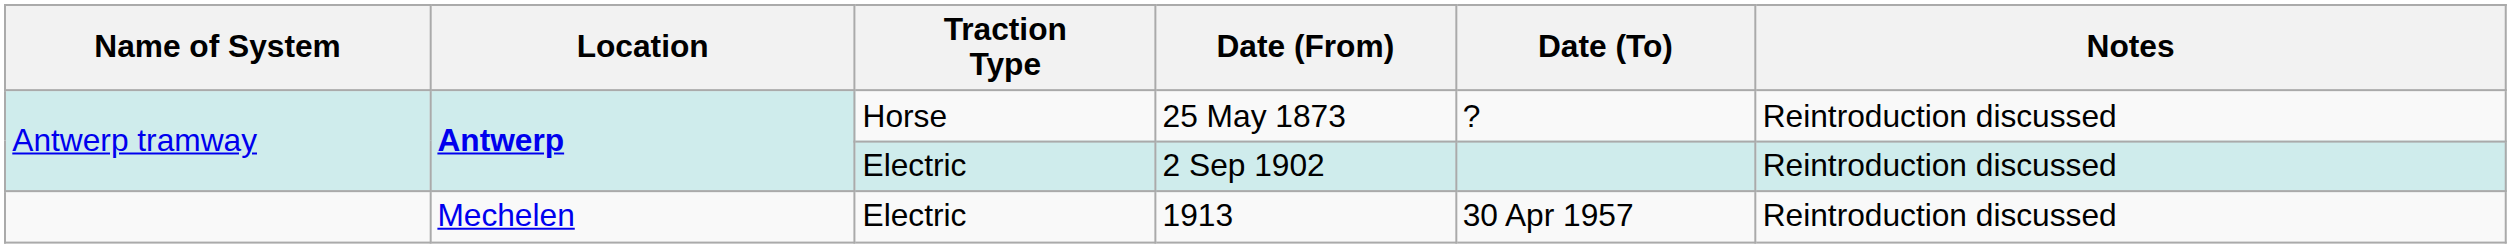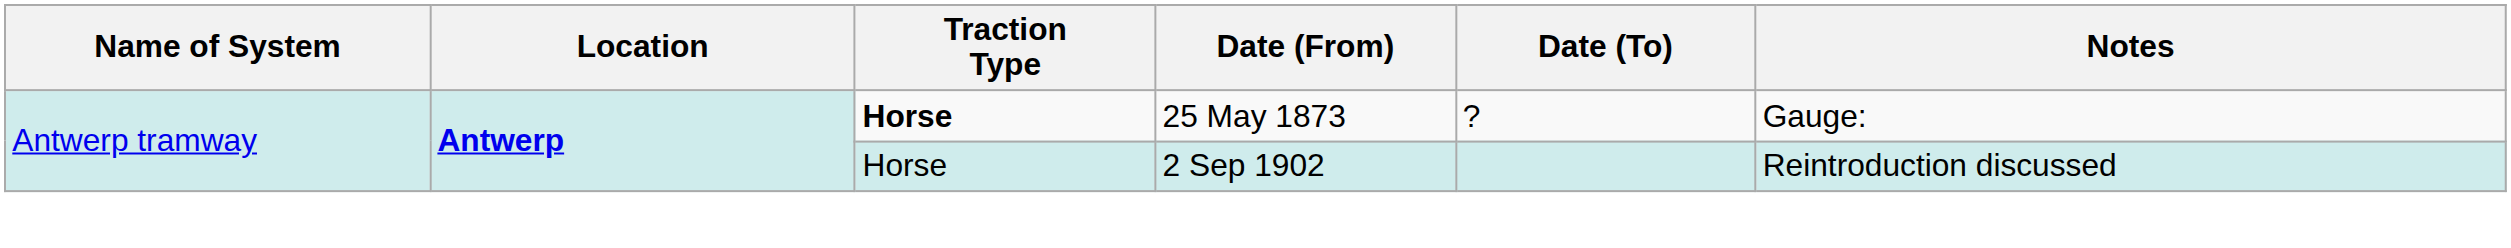(905, 115) normal -> (907, 115) bold
(1940, 115) Reintroduction discussed -> (1815, 115) Gauge:
(914, 165) Electric -> (905, 165) Horse
- row: (1198, 215)
